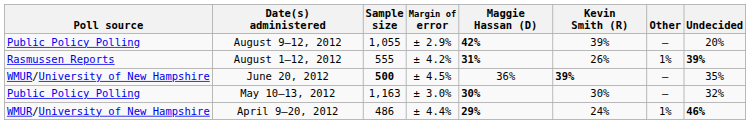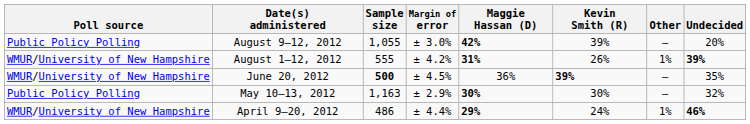(432, 42) ± 2.9% -> (432, 42) ± 3.0%
(61, 59) Rasmussen Reports -> (108, 59) WMUR/University of New Hampshire
(432, 94) ± 3.0% -> (432, 94) ± 2.9%
